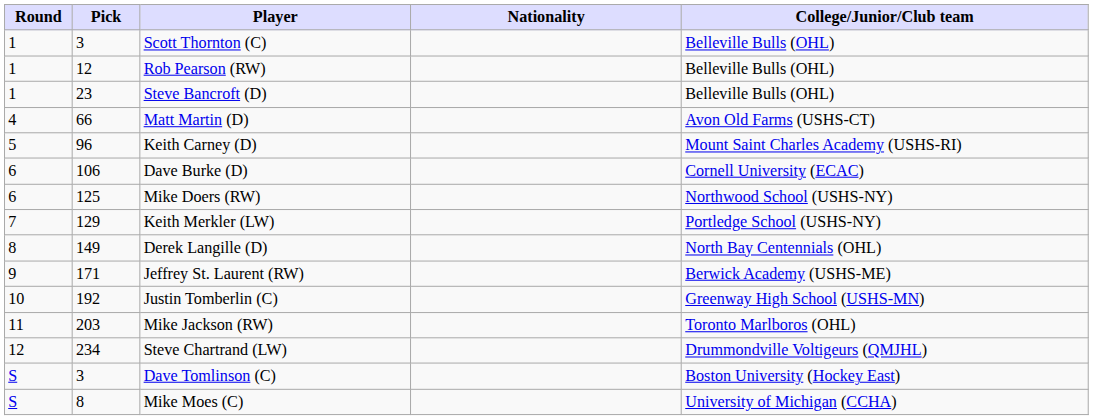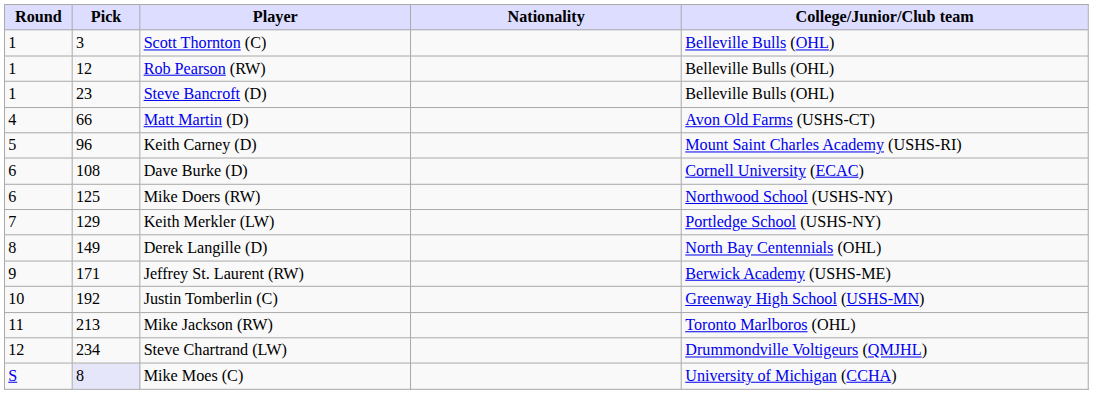(88, 171) 106 -> (88, 171) 108
(88, 324) 203 -> (88, 324) 213
- row: (210, 376)
(80, 401) no background -> (80, 376) lavender background
